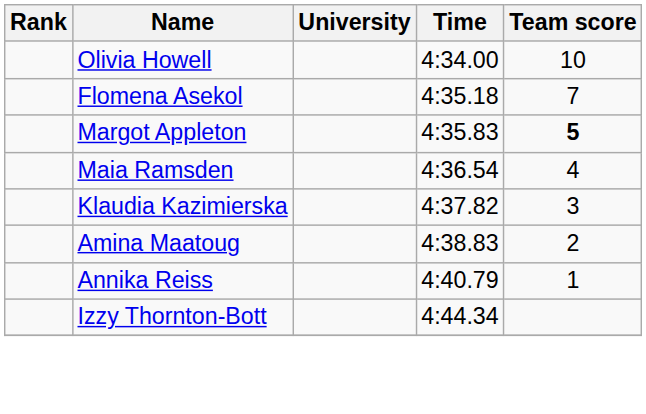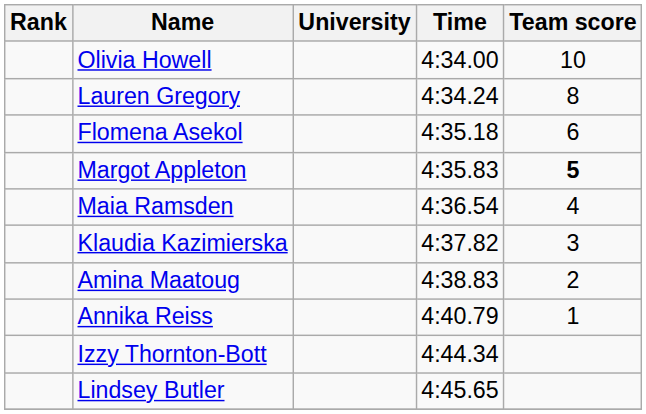+ row: (159, 96)
(573, 96) 7 -> (573, 133) 6
+ row: (151, 390)
